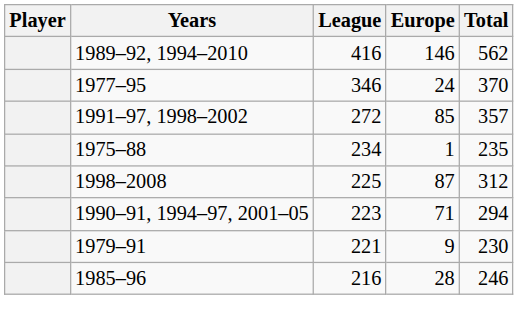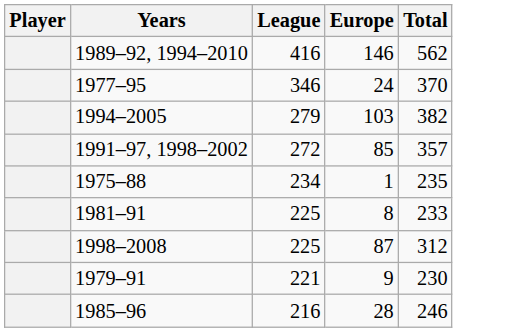+ row: (121, 117)
+ row: (111, 213)
- row: (192, 213)
